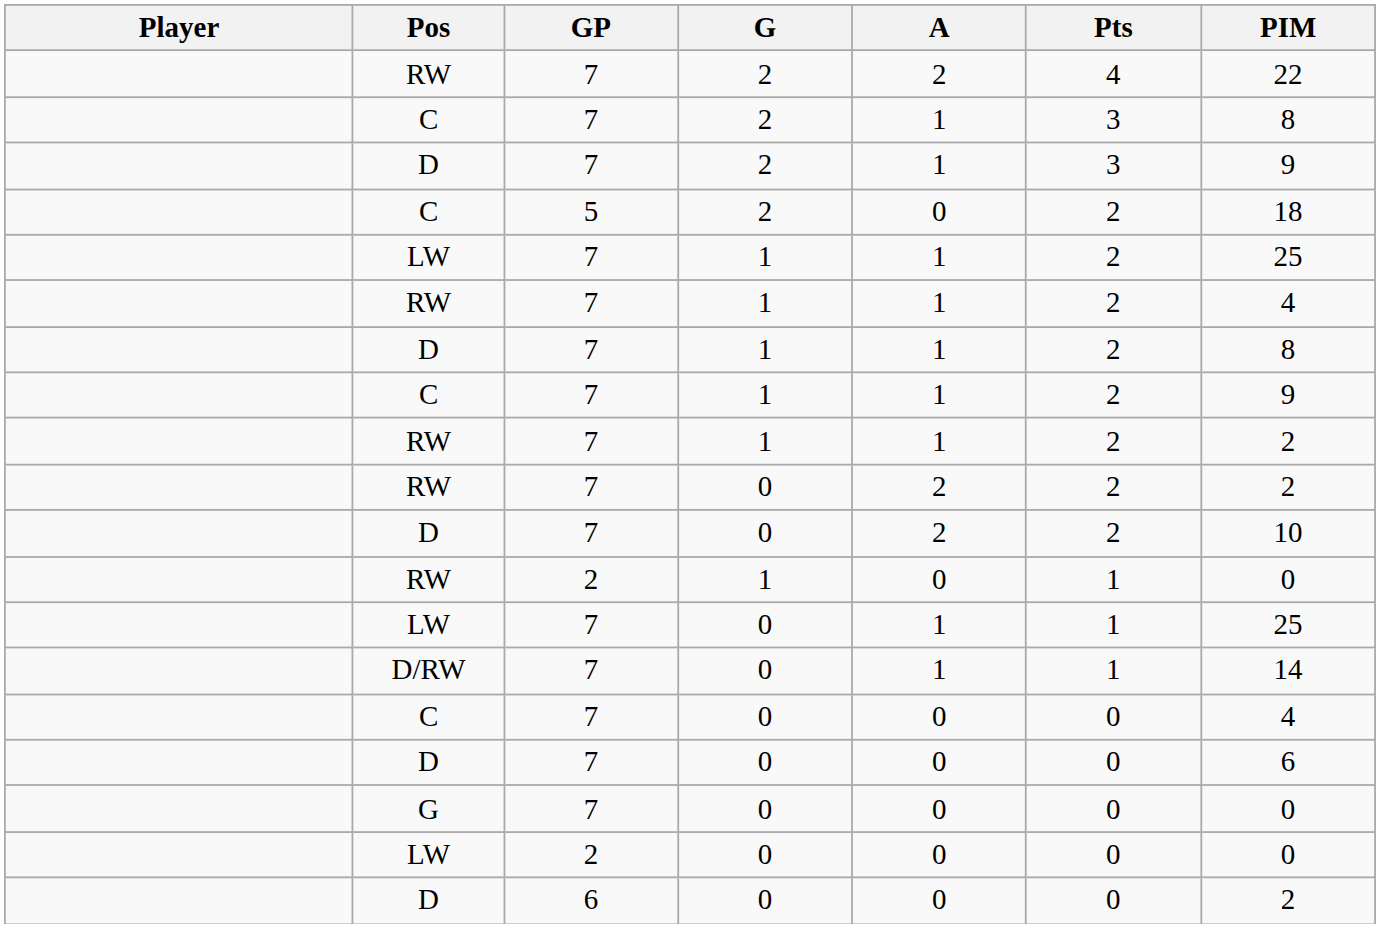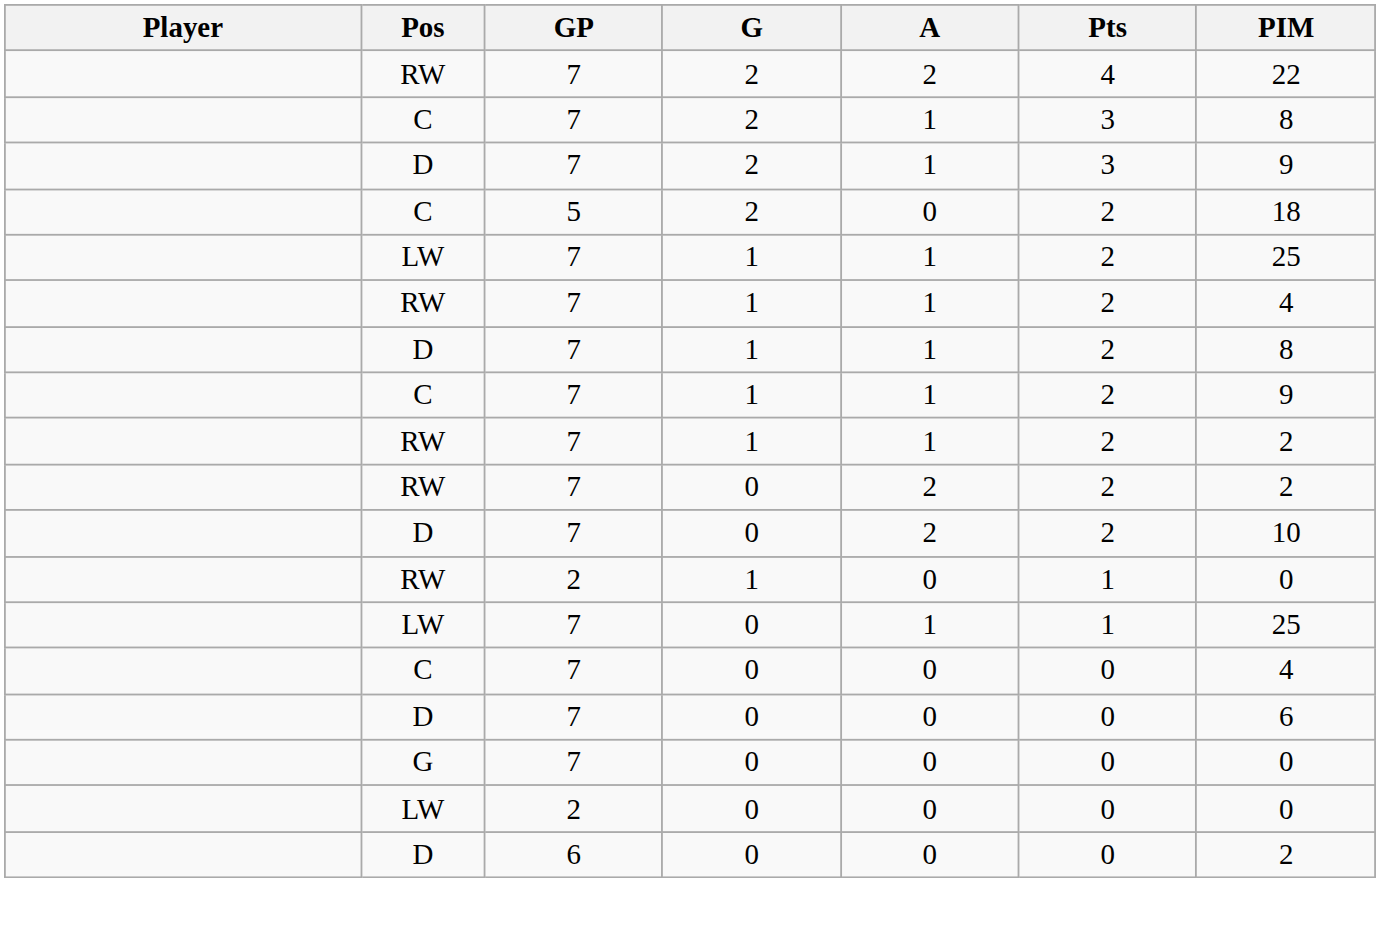- row: (429, 670)
